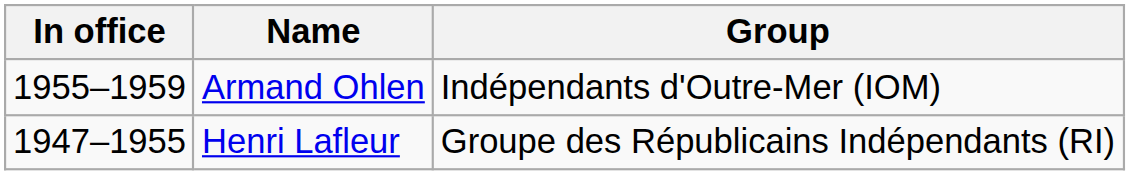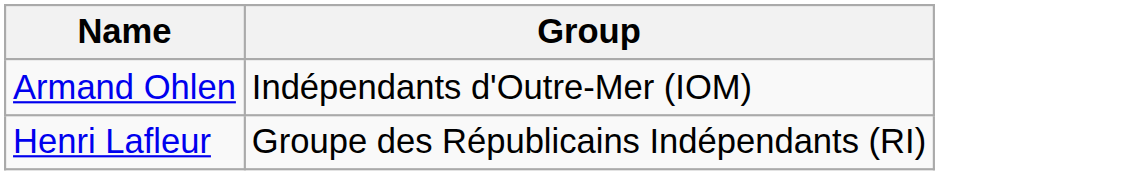- column: (100, 31)
